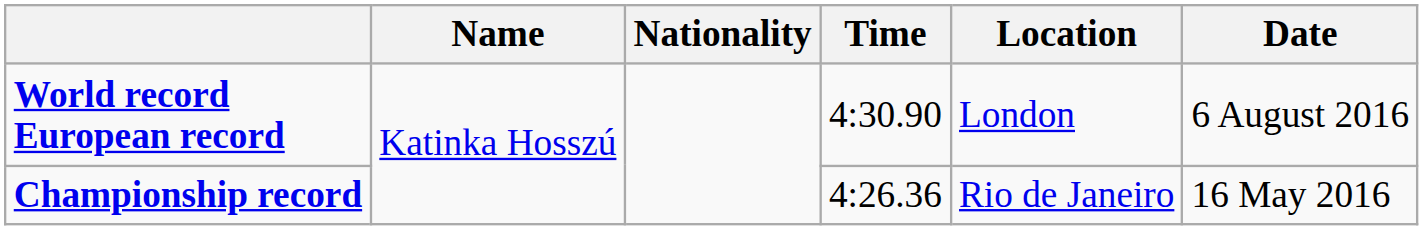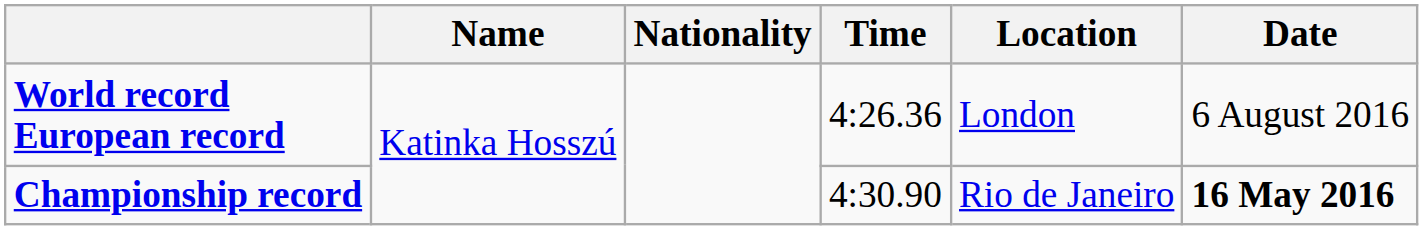(885, 114) 4:30.90 -> (885, 114) 4:26.36
(885, 194) 4:26.36 -> (885, 194) 4:30.90
(1291, 194) normal -> (1293, 194) bold
